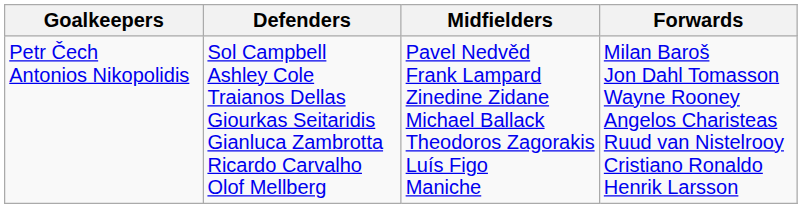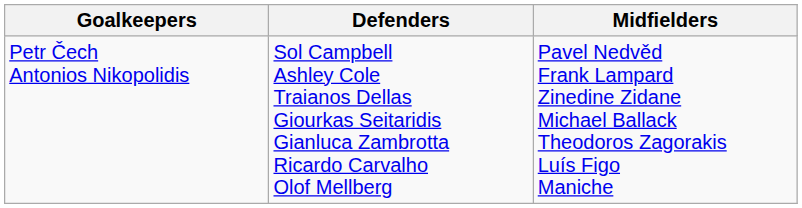- column: (698, 20)
